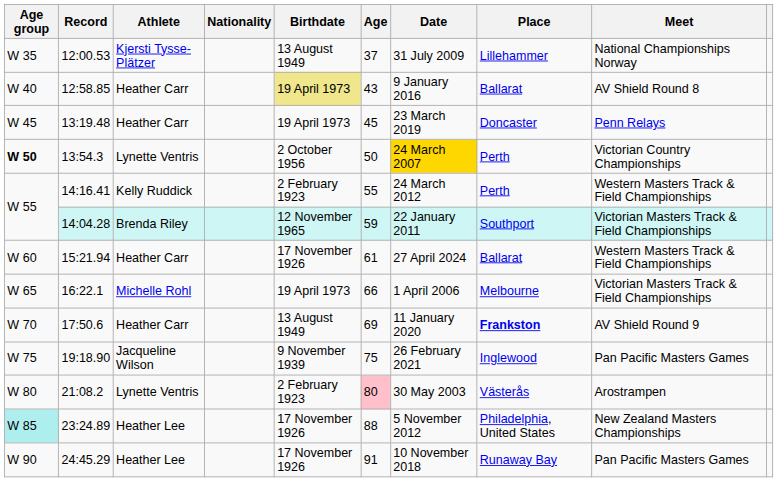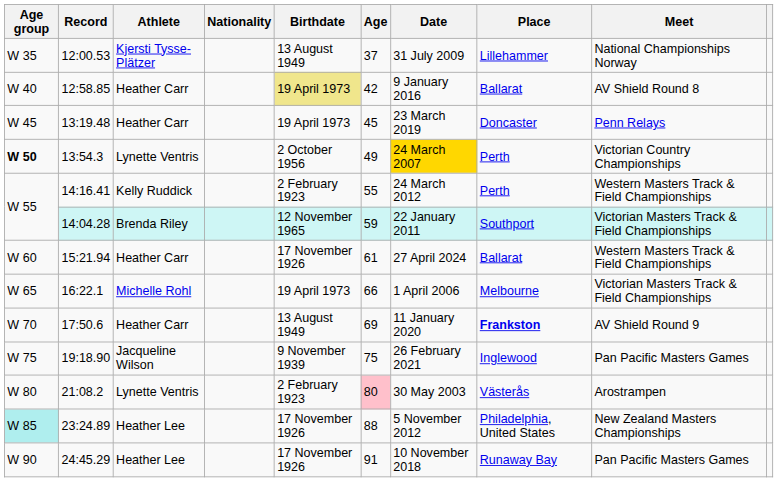(371, 89) 43 -> (371, 89) 42
(371, 157) 50 -> (371, 157) 49
